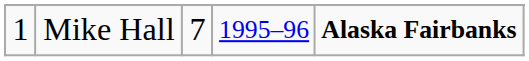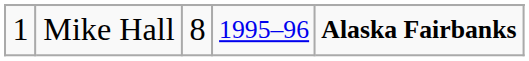(197, 30) 7 -> (197, 30) 8
